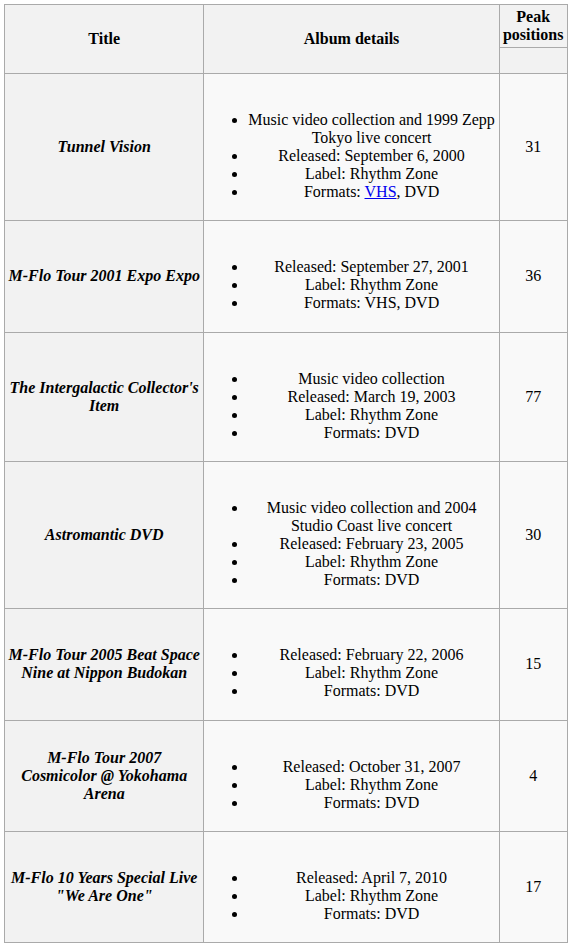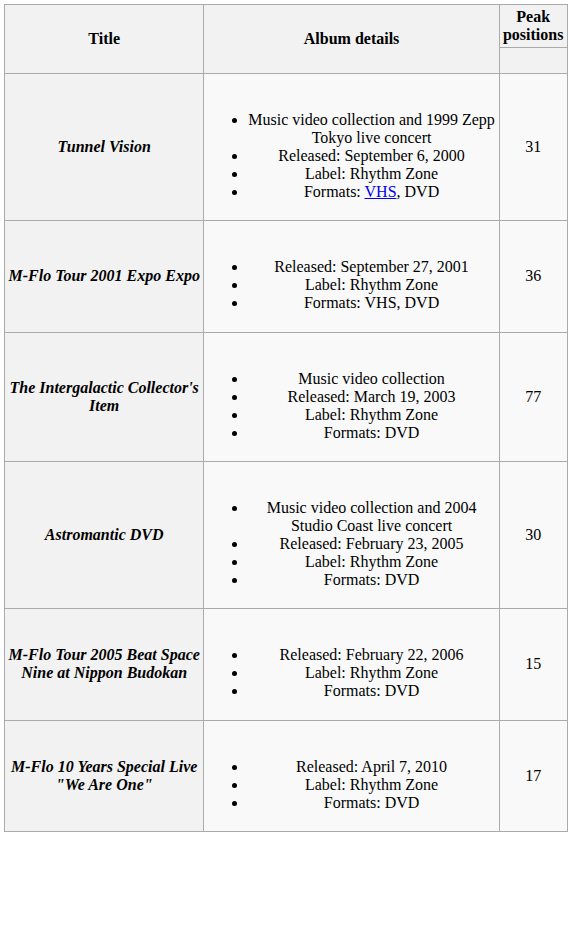- row: (104, 775)
